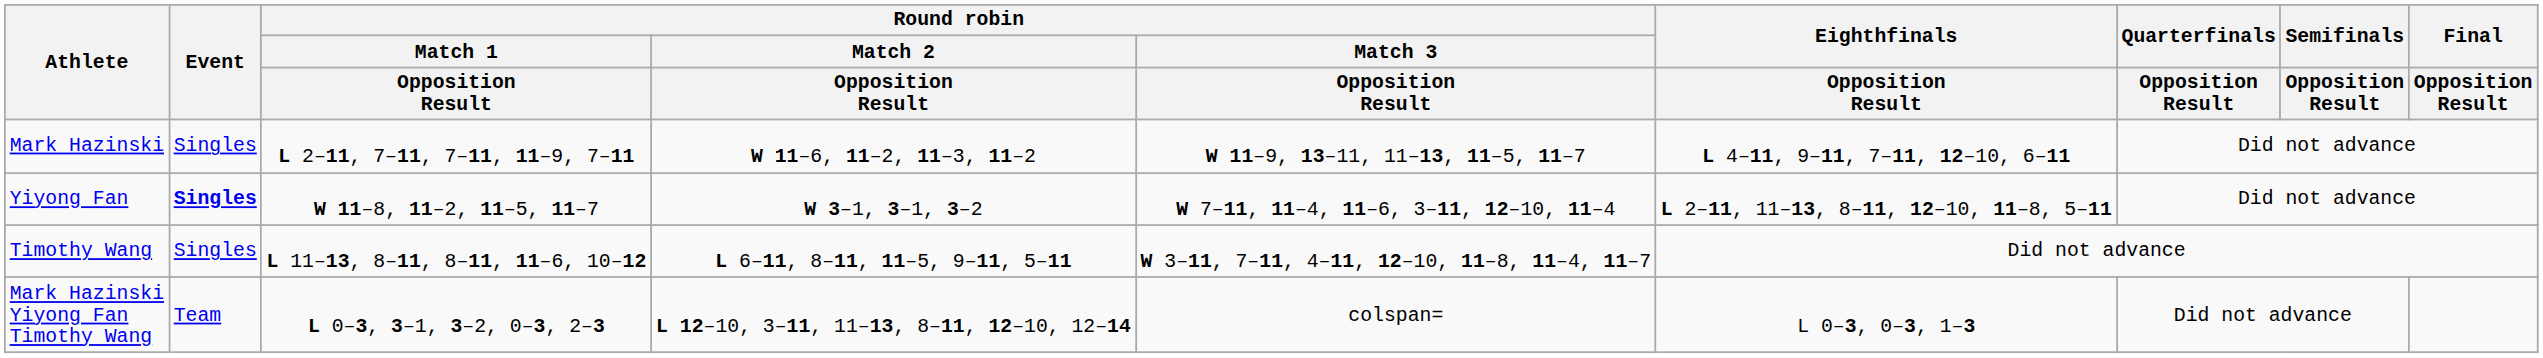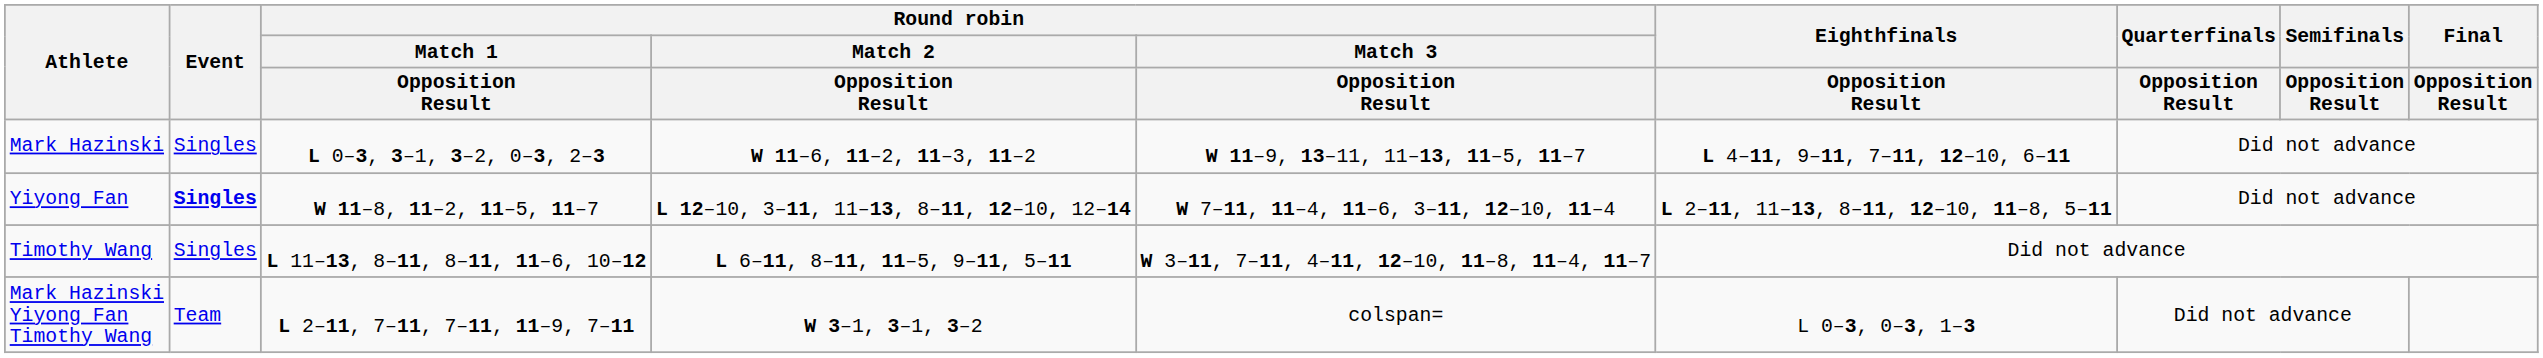(456, 157) L 2–11, 7–11, 7–11, 11–9, 7–11 -> (456, 157) L 0–3, 3–1, 3–2, 0–3, 2–3
(893, 210) W 3–1, 3–1, 3–2 -> (893, 210) L 12–10, 3–11, 11–13, 8–11, 12–10, 12–14
(456, 326) L 0–3, 3–1, 3–2, 0–3, 2–3 -> (456, 326) L 2–11, 7–11, 7–11, 11–9, 7–11
(893, 326) L 12–10, 3–11, 11–13, 8–11, 12–10, 12–14 -> (893, 326) W 3–1, 3–1, 3–2
